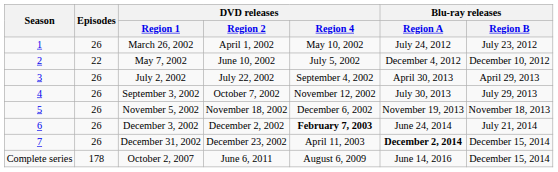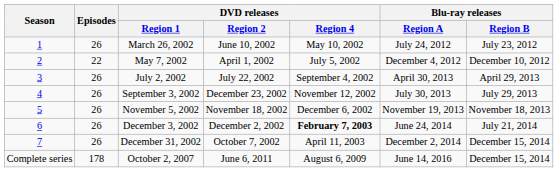(247, 45) April 1, 2002 -> (247, 45) June 10, 2002
(247, 61) June 10, 2002 -> (247, 61) April 1, 2002
(247, 93) October 7, 2002 -> (247, 93) December 23, 2002
(247, 142) December 23, 2002 -> (247, 142) October 7, 2002
(423, 142) bold -> (423, 142) normal
